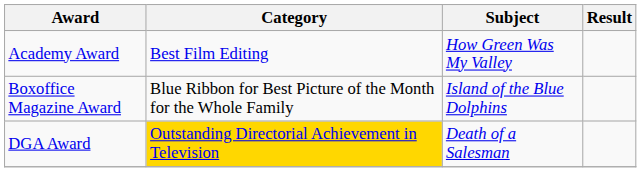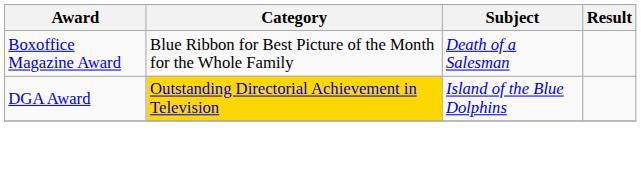- row: (64, 53)
(505, 98) Island of the Blue Dolphins -> (481, 53) Death of a Salesman
(481, 143) Death of a Salesman -> (505, 98) Island of the Blue Dolphins
